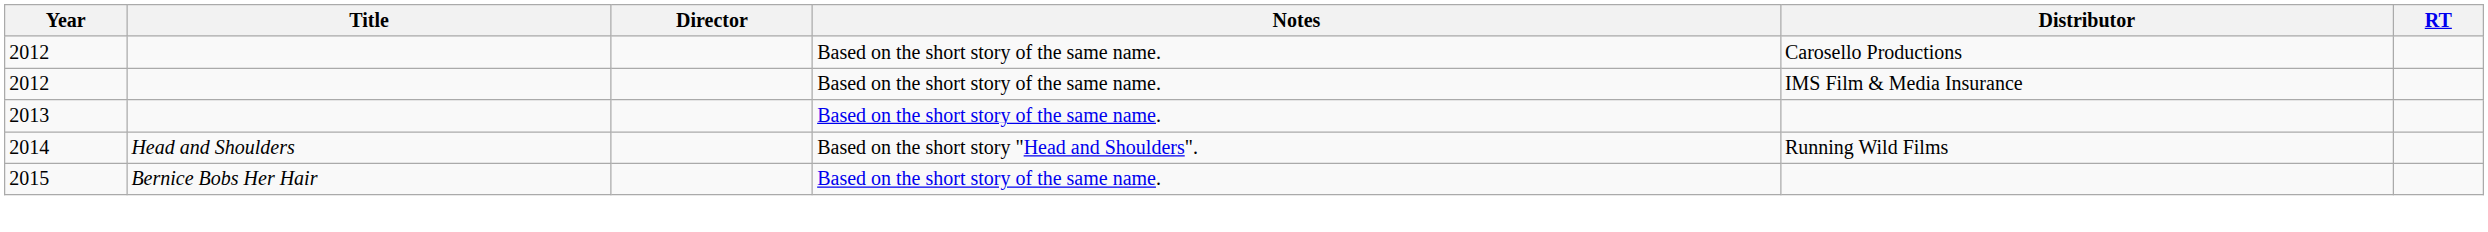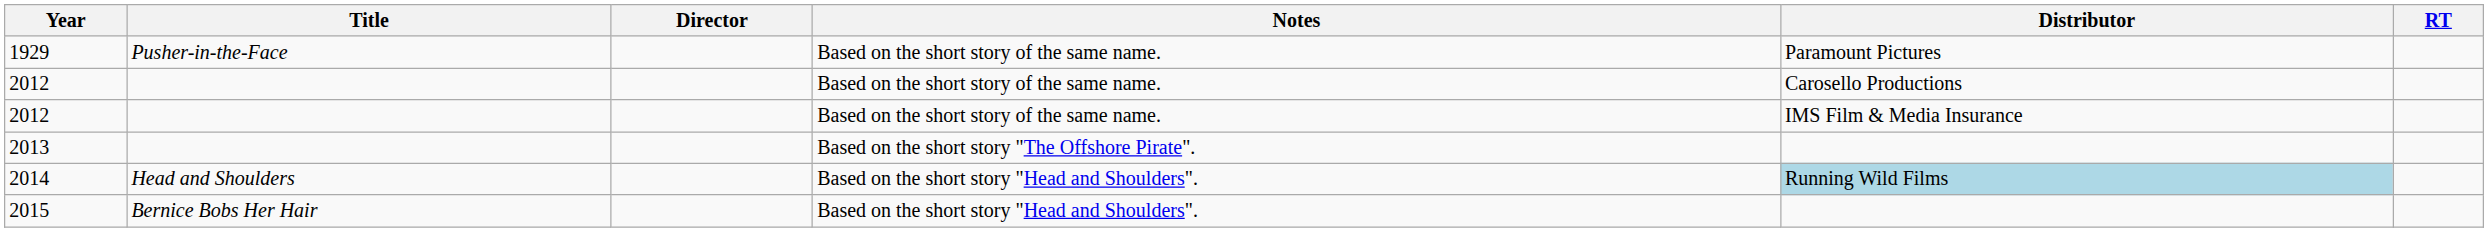+ row: (29, 52)
(989, 115) Based on the short story of the same name. -> (1006, 147) Based on the short story "The Offshore Pirate".
(1867, 147) no background -> (1867, 178) lightblue background
(989, 178) Based on the short story of the same name. -> (1008, 210) Based on the short story "Head and Shoulders".
